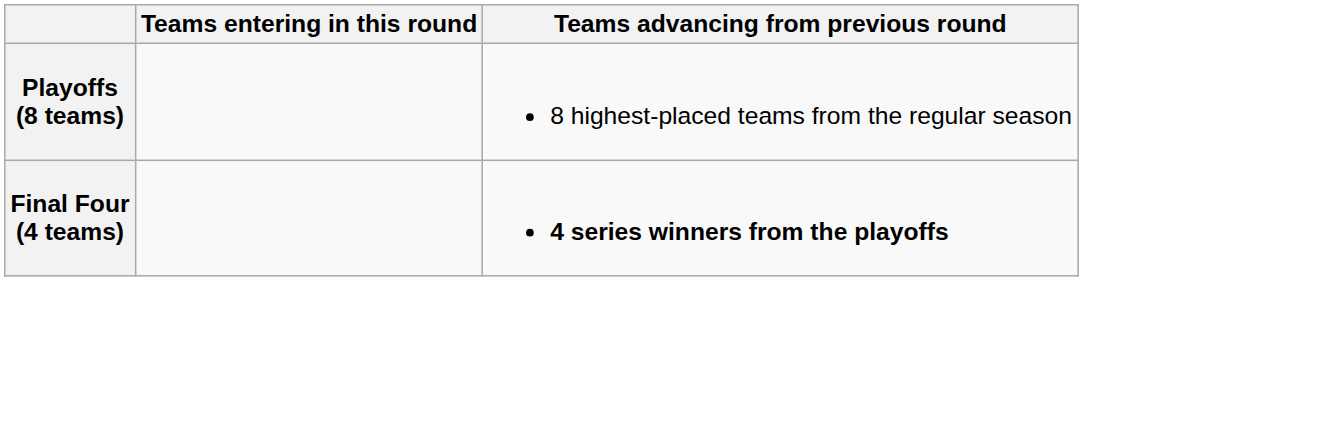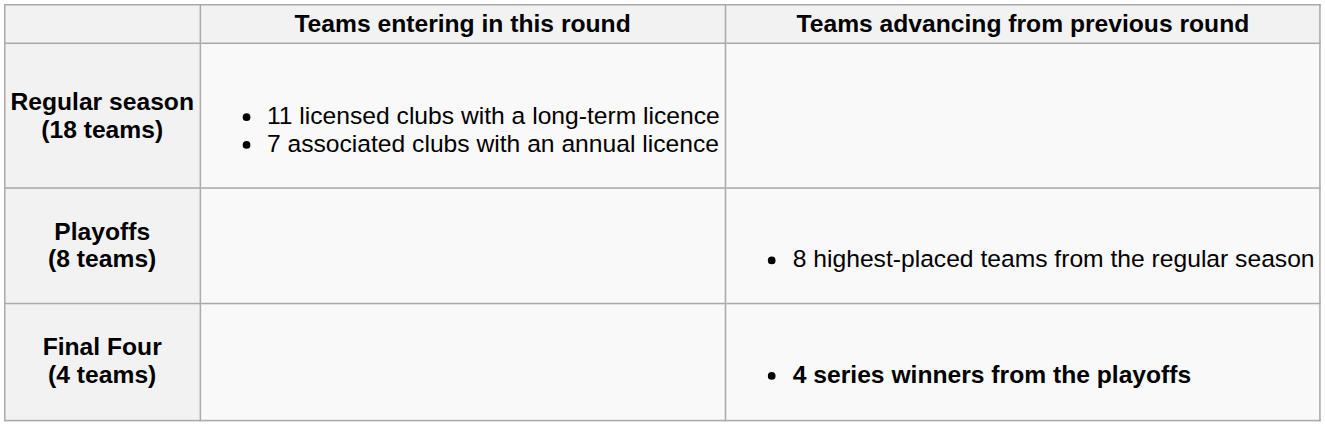+ row: (102, 115)
